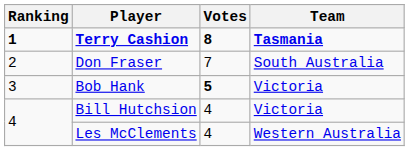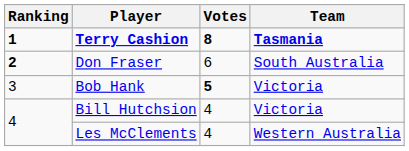(12, 63) normal -> (12, 63) bold
(208, 63) 7 -> (208, 63) 6
